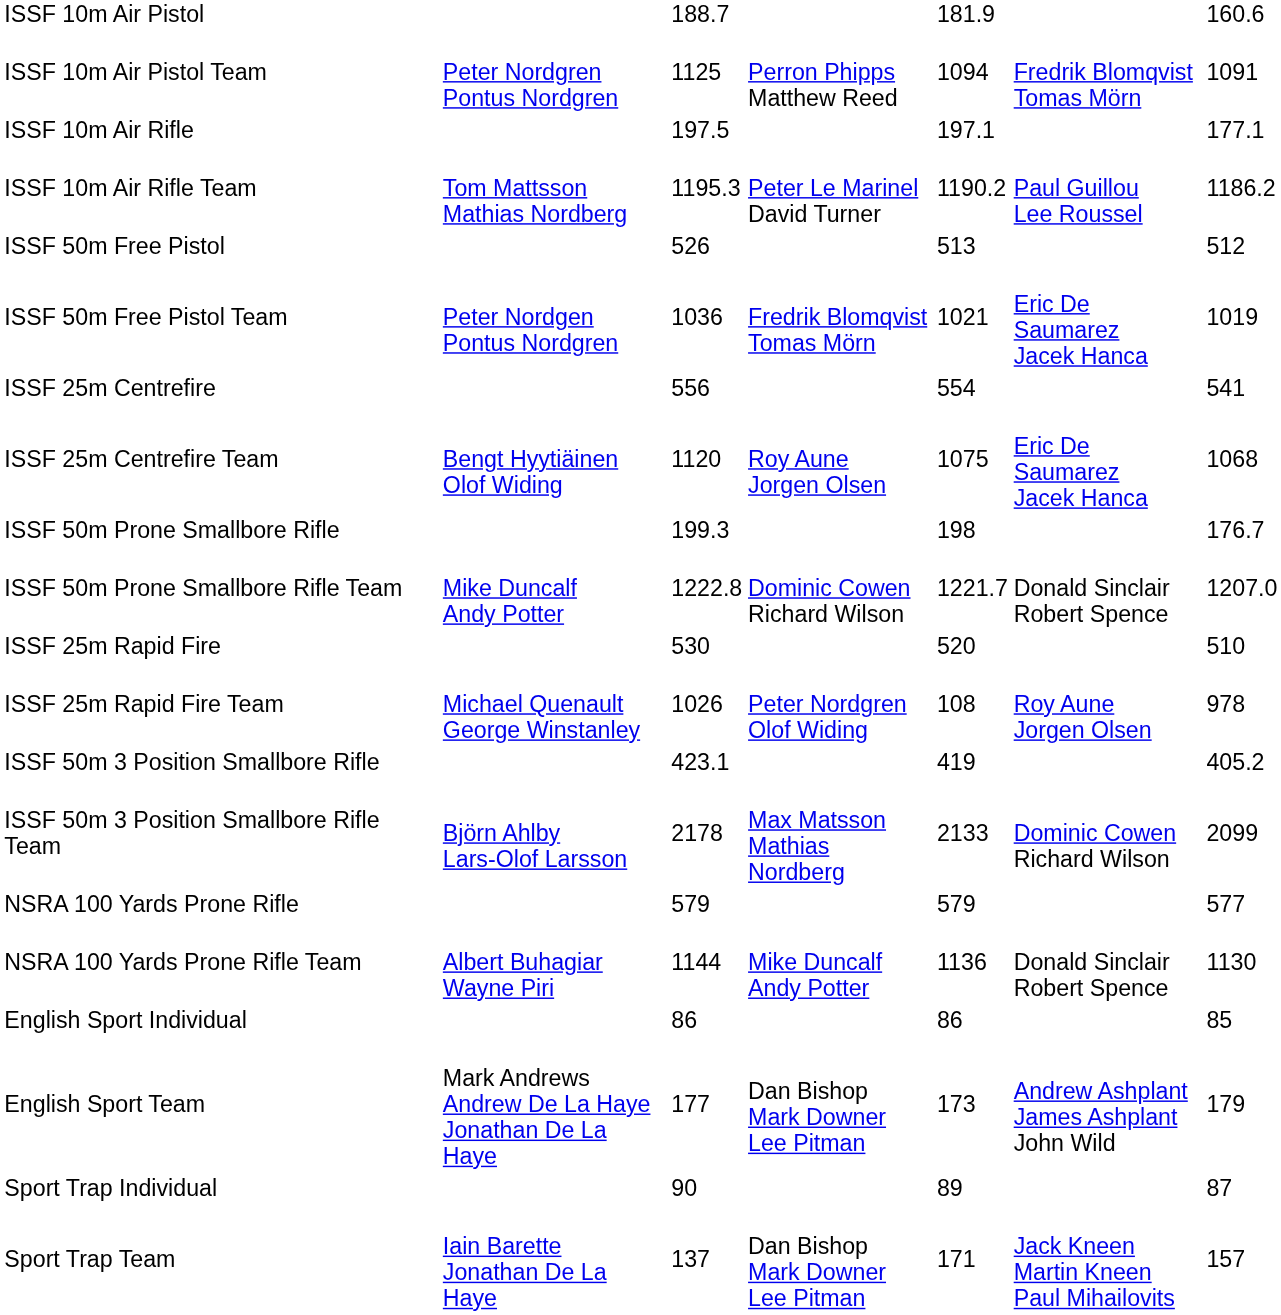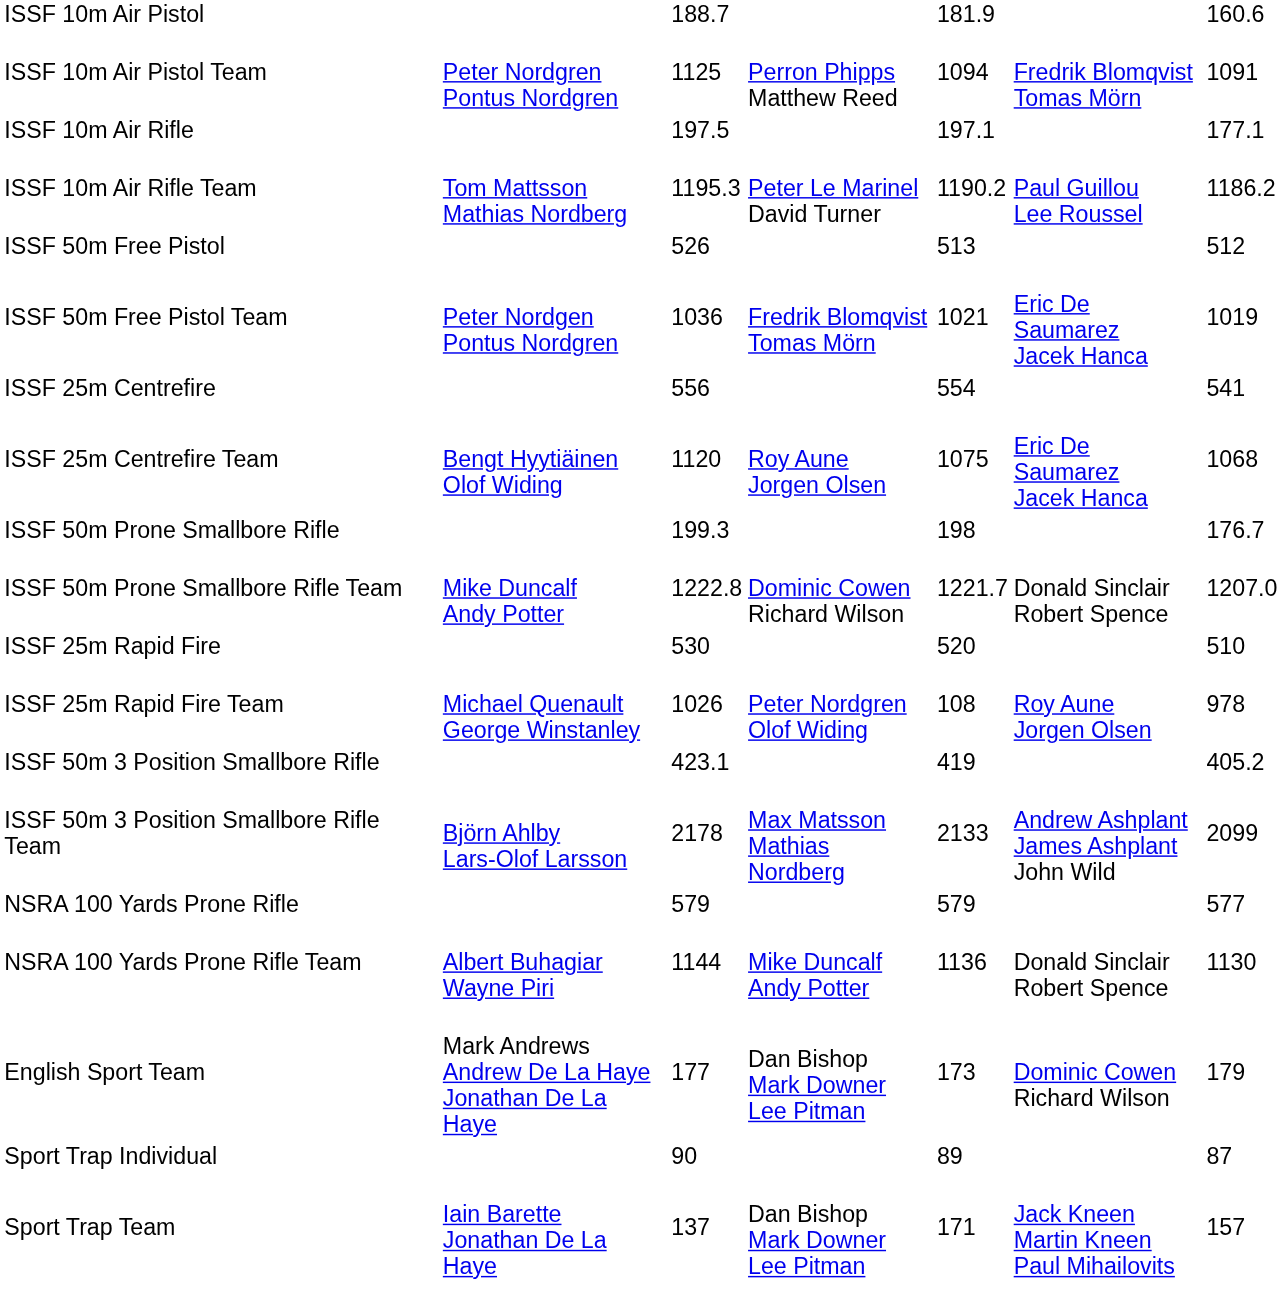(1095, 846) Dominic Cowen Richard Wilson -> (1101, 846) Andrew Ashplant James Ashplant John Wild
- row: (126, 1020)
(1101, 1117) Andrew Ashplant James Ashplant John Wild -> (1095, 1085) Dominic Cowen Richard Wilson
